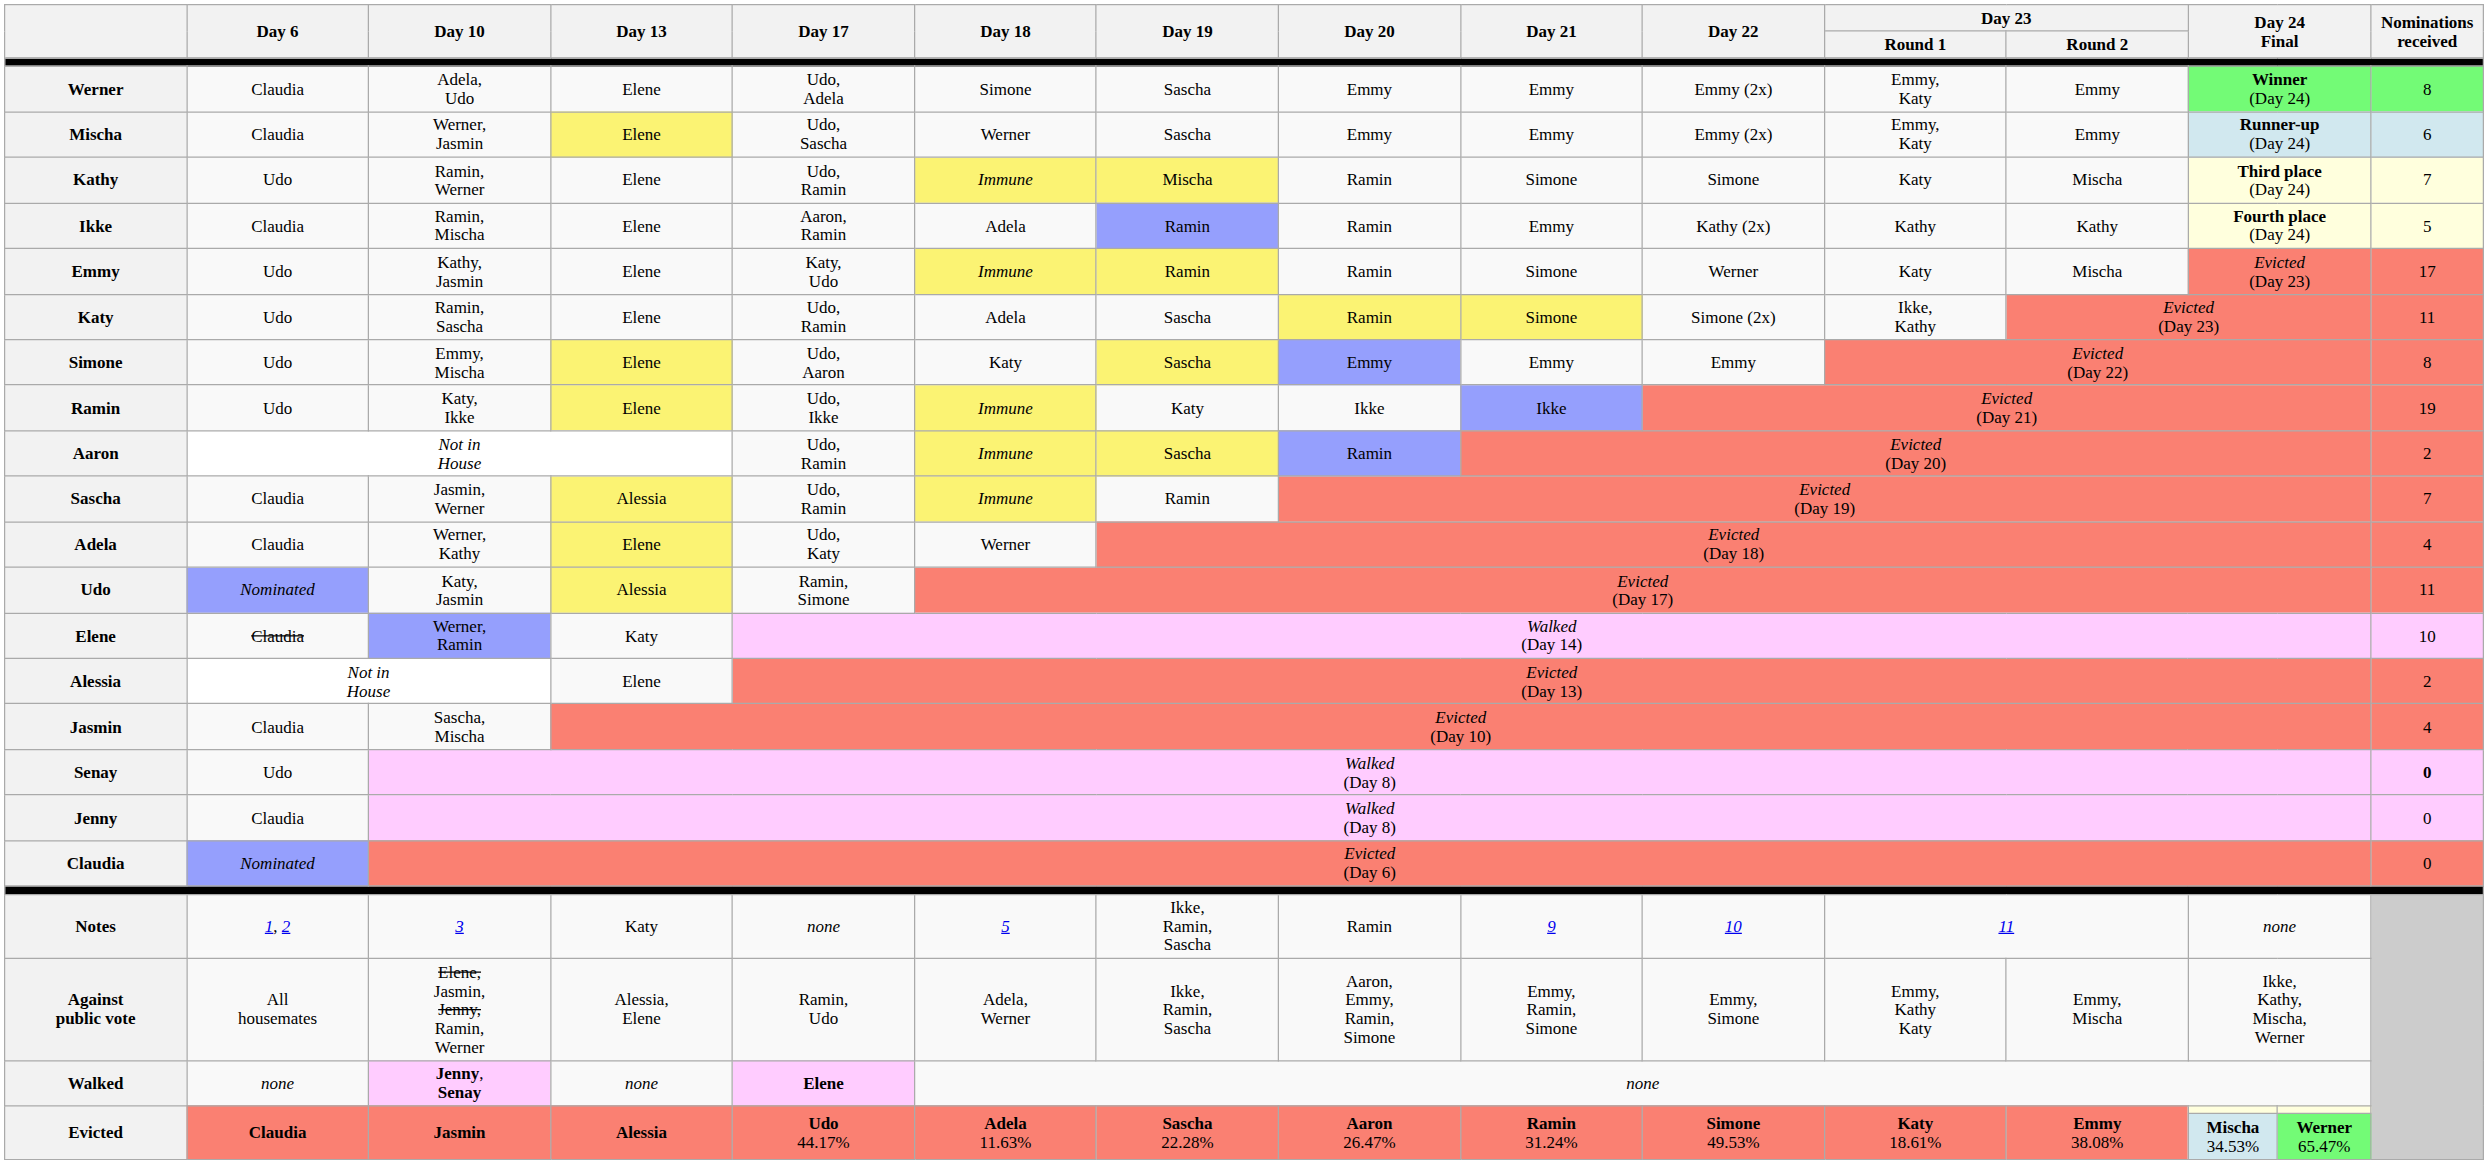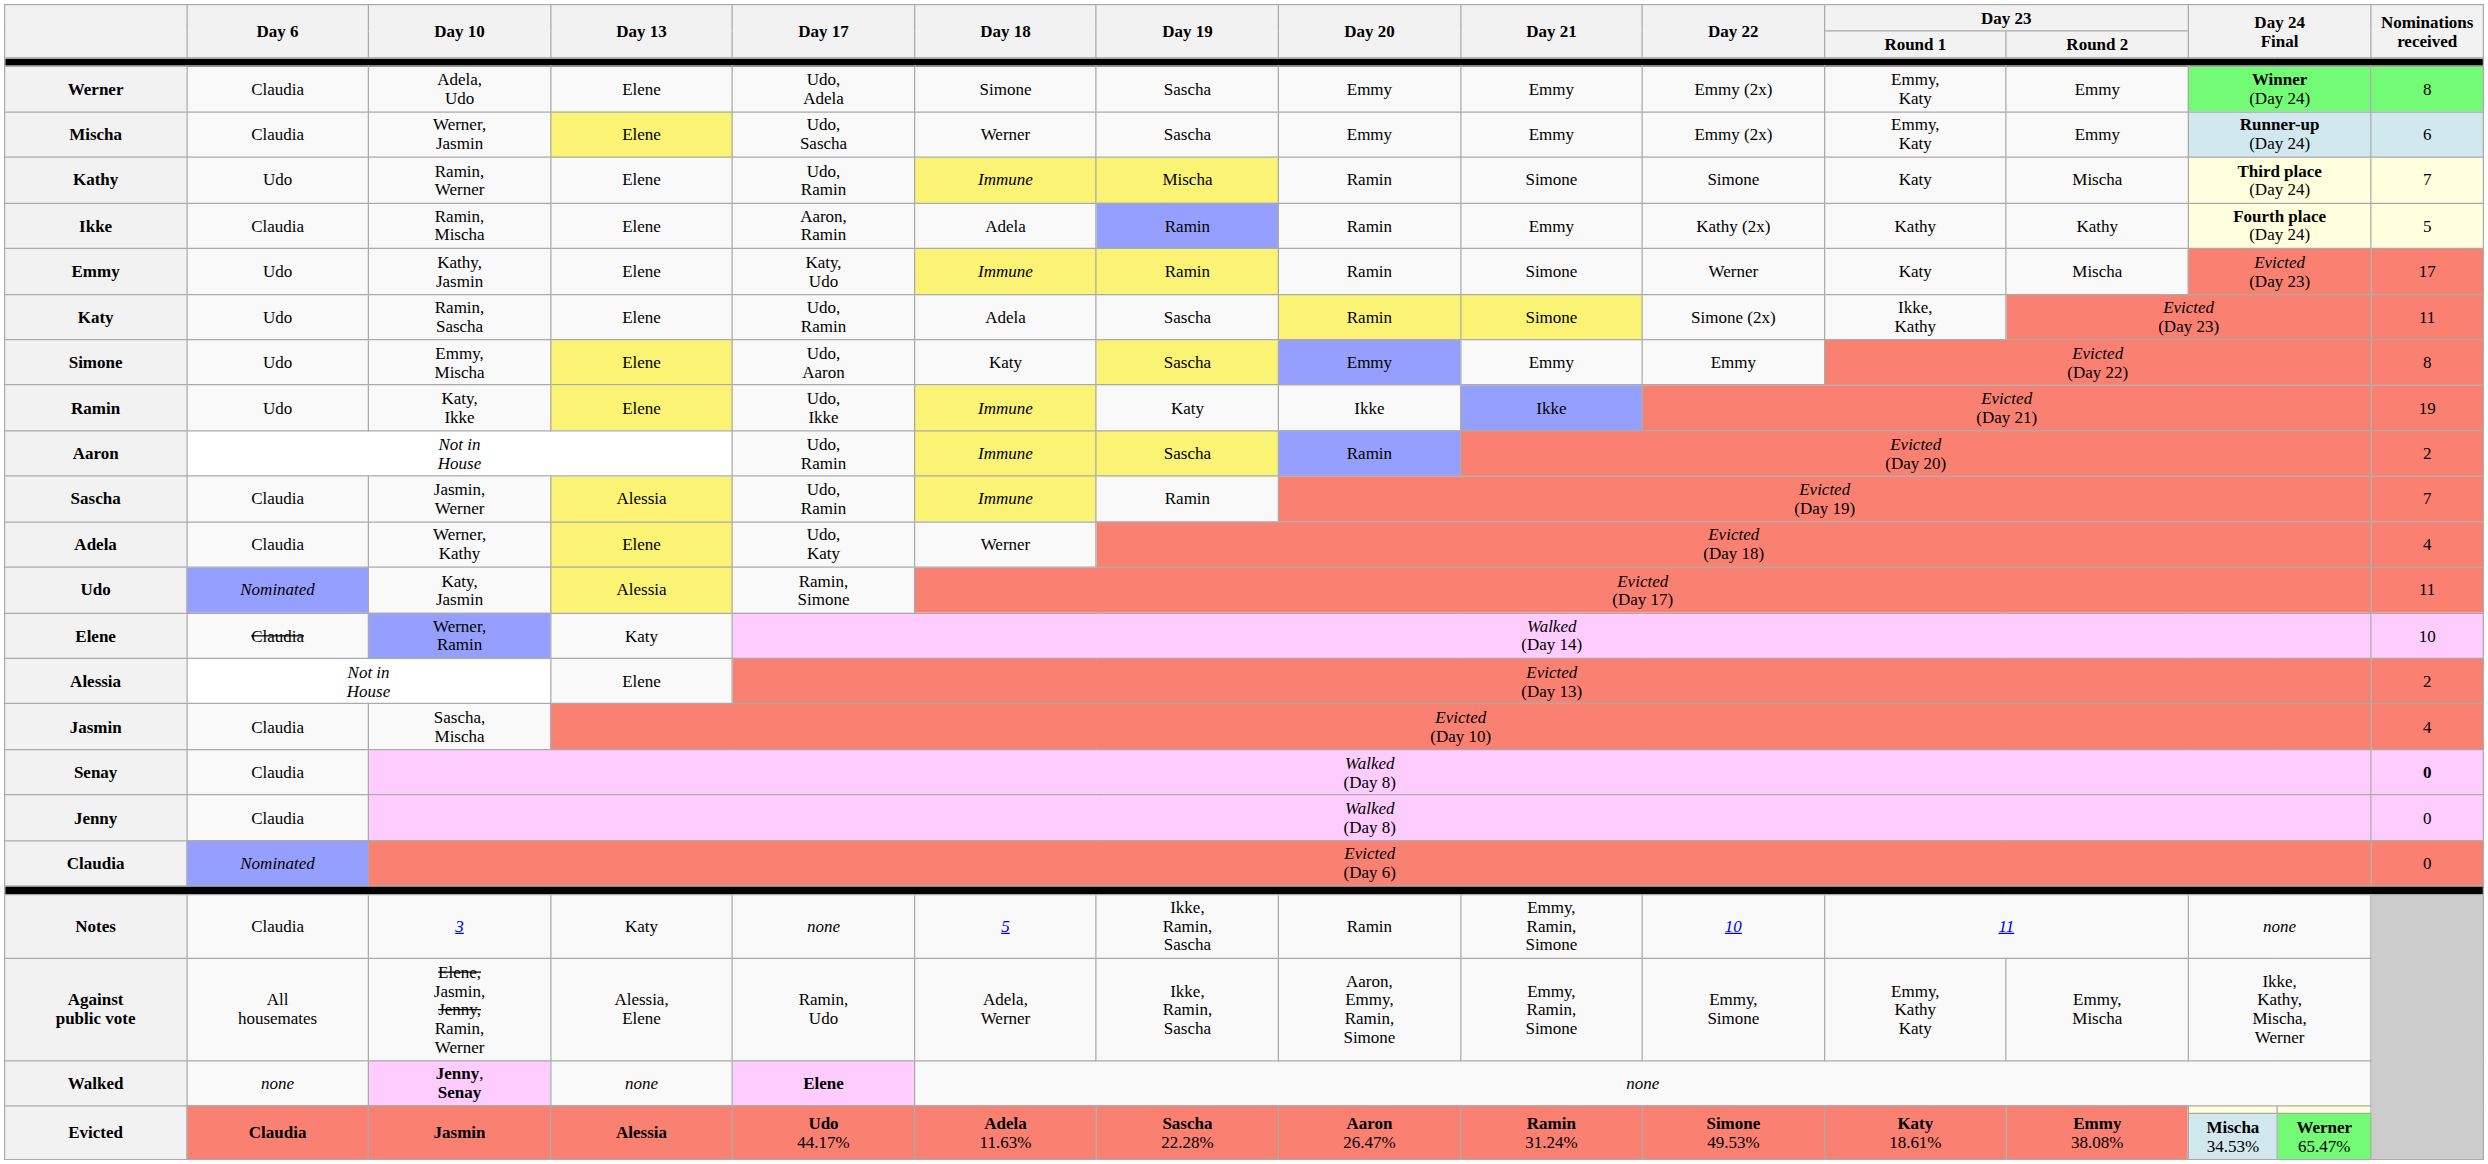(278, 772) Udo -> (278, 772) Claudia
(278, 926) 1, 2 -> (278, 926) Claudia
(1551, 926) 9 -> (1551, 926) Emmy, Ramin, Simone
